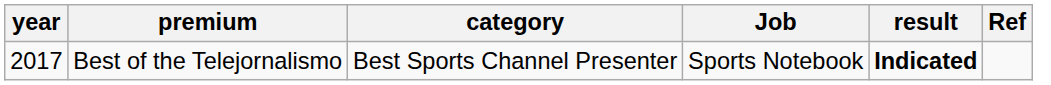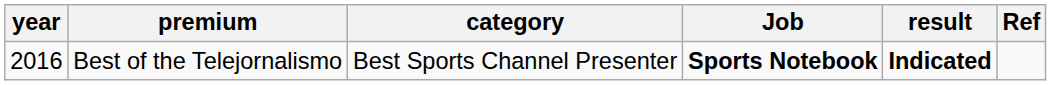(36, 60) 2017 -> (36, 60) 2016
(776, 60) normal -> (783, 60) bold
